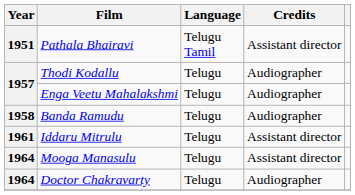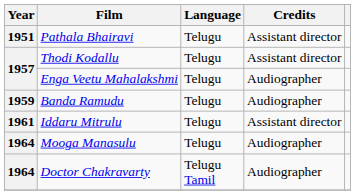(203, 44) Telugu Tamil -> (203, 36) Telugu
(284, 72) Audiographer -> (294, 57) Assistant director
(21, 115) 1958 -> (21, 100) 1959
(294, 158) Assistant director -> (284, 143) Audiographer
(203, 179) Telugu -> (203, 171) Telugu Tamil
